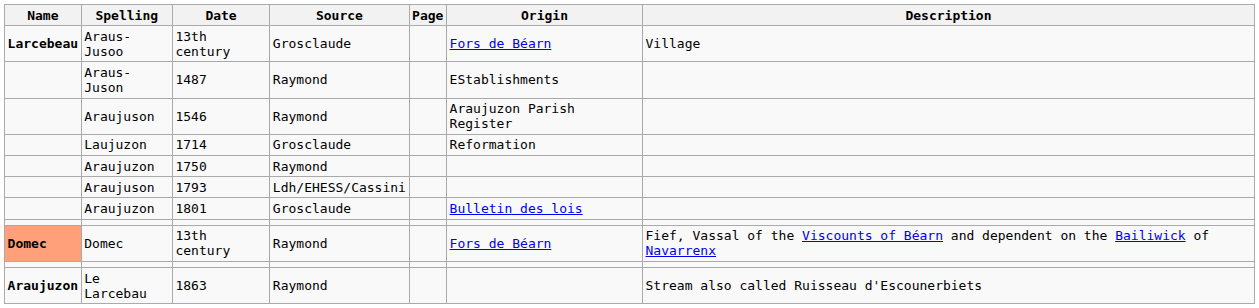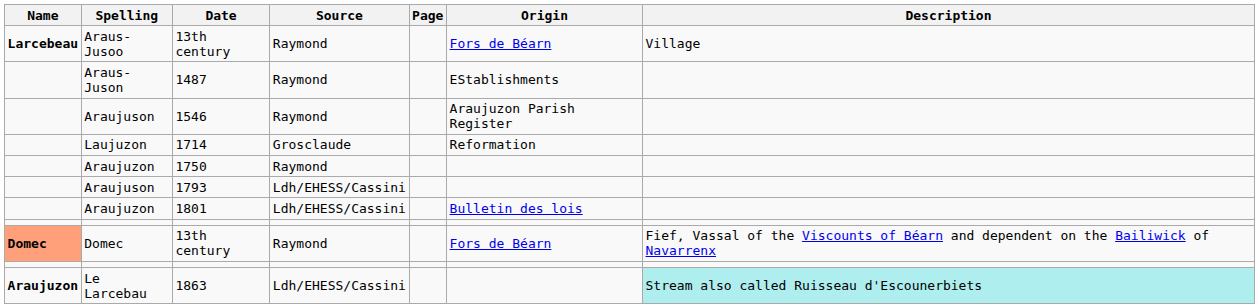(312, 44) Grosclaude -> (300, 44) Raymond
(312, 208) Grosclaude -> (339, 208) Ldh/EHESS/Cassini
(300, 286) Raymond -> (339, 286) Ldh/EHESS/Cassini
(814, 286) no background -> (814, 286) paleturquoise background
